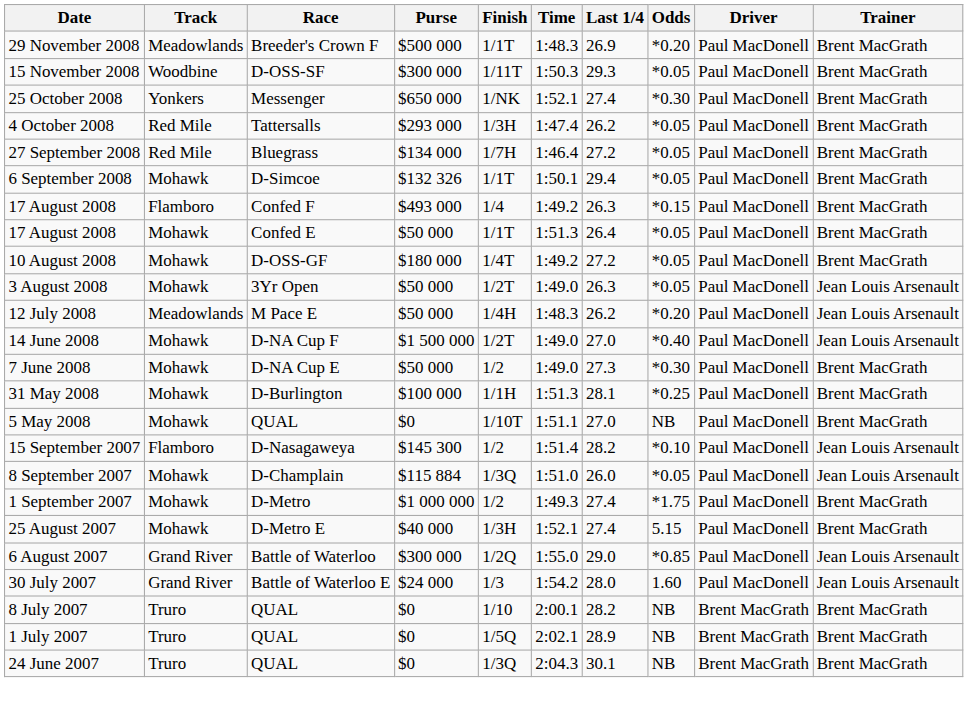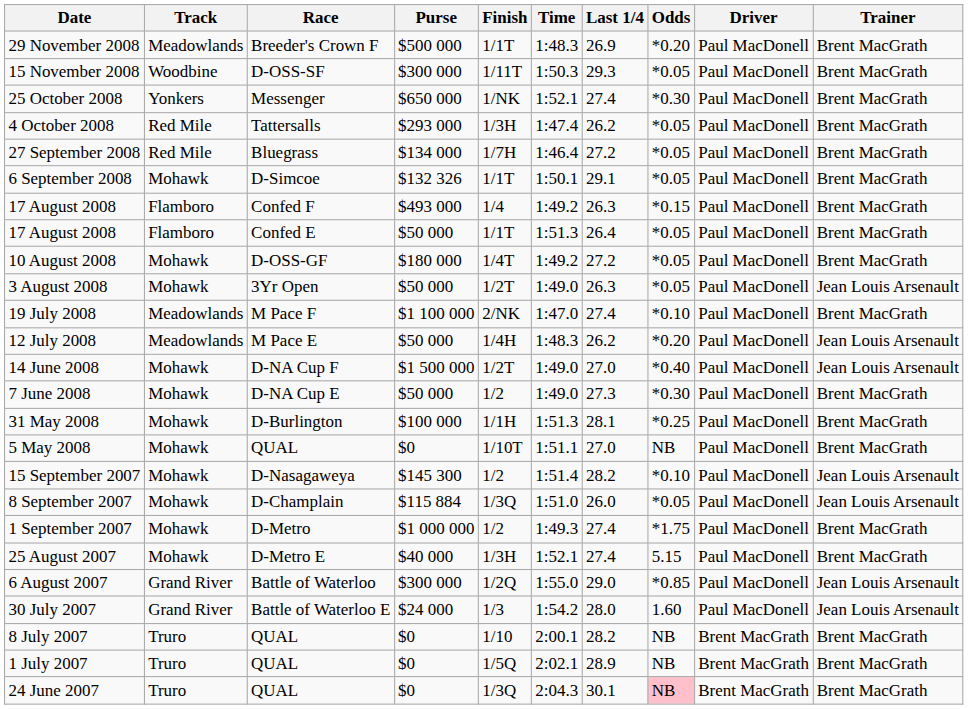(601, 179) 29.4 -> (601, 179) 29.1
(178, 233) Mohawk -> (181, 233) Flamboro
+ row: (52, 313)
(181, 448) Flamboro -> (178, 475) Mohawk
(664, 663) no background -> (664, 690) pink background
